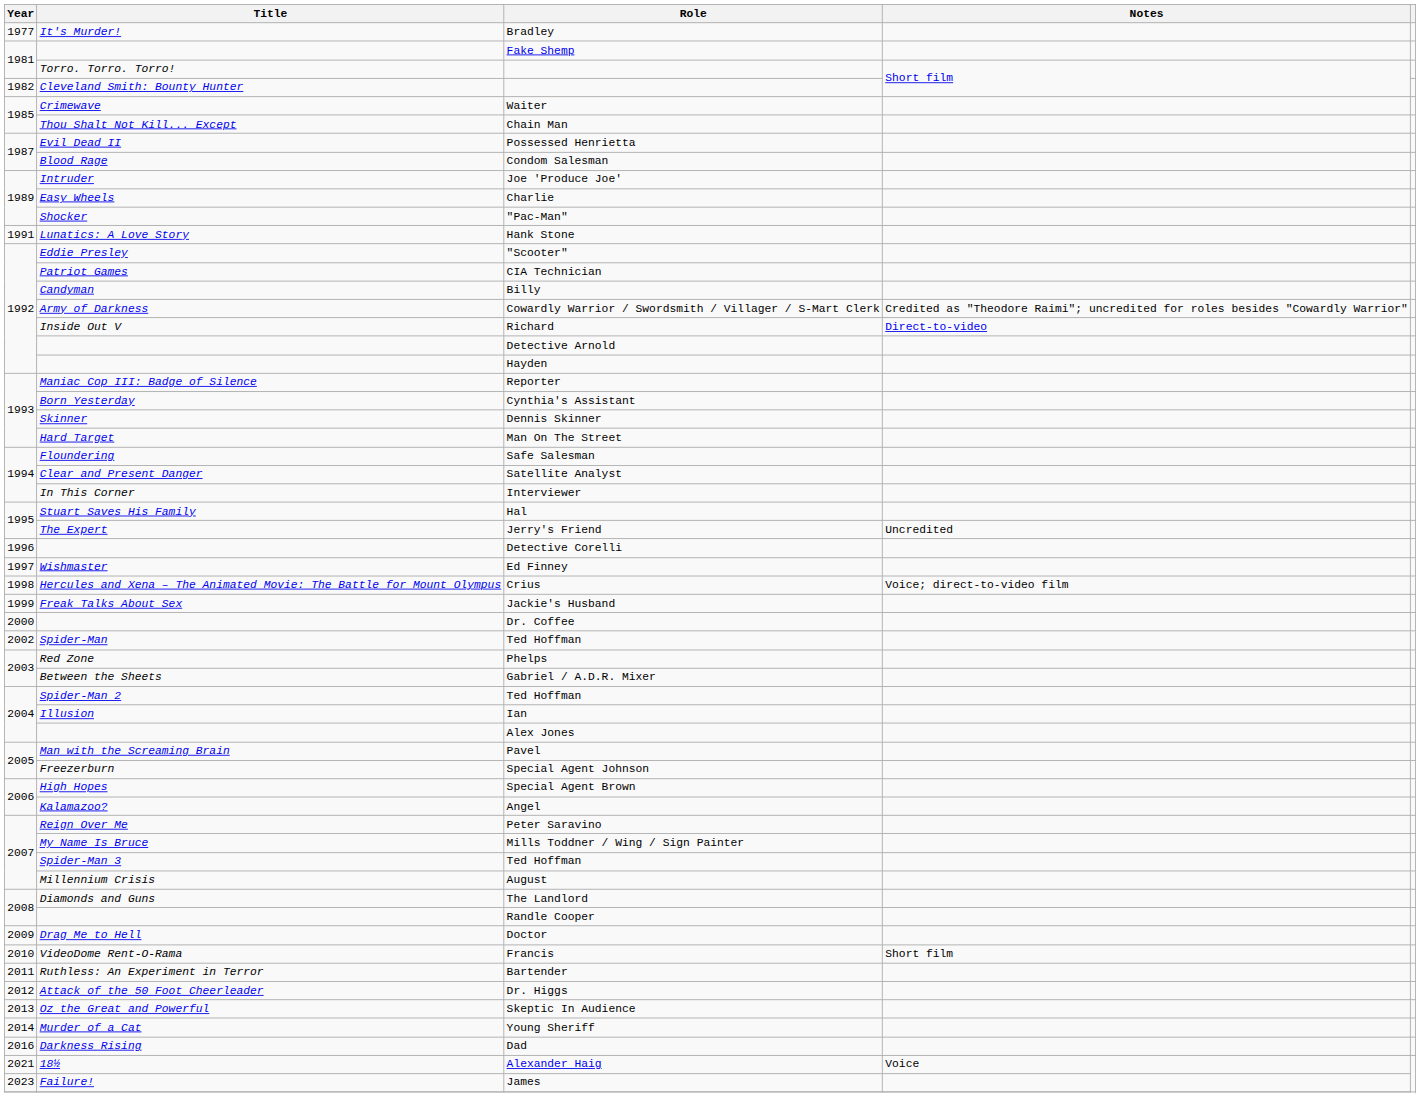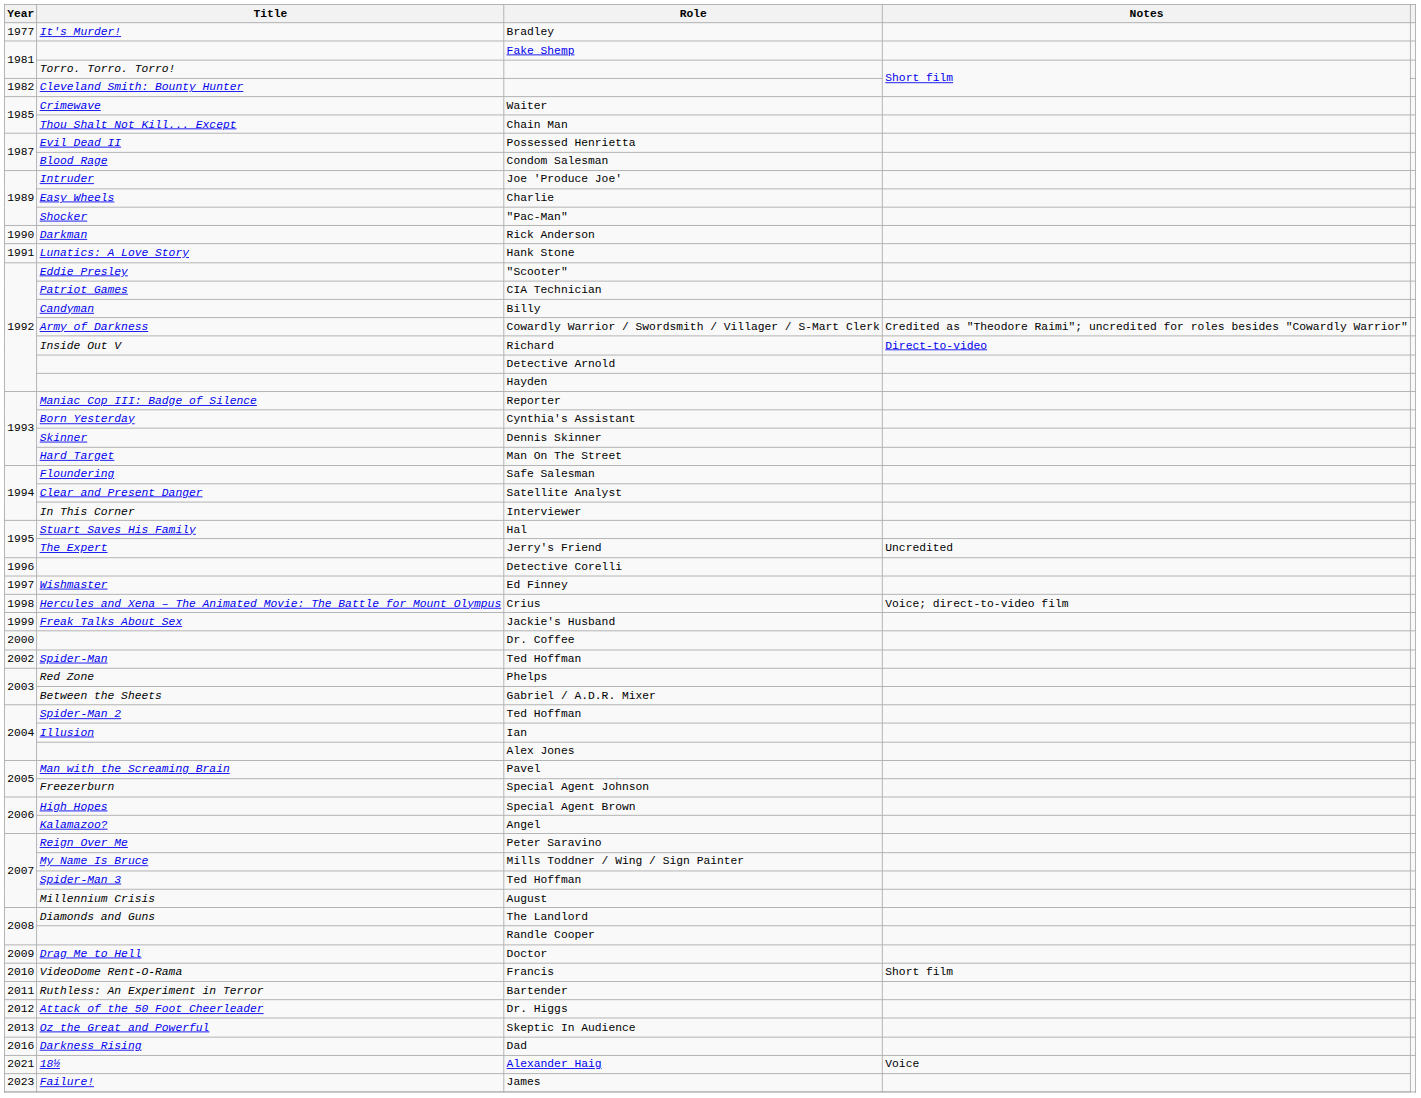+ row: (63, 235)
- row: (91, 1027)
